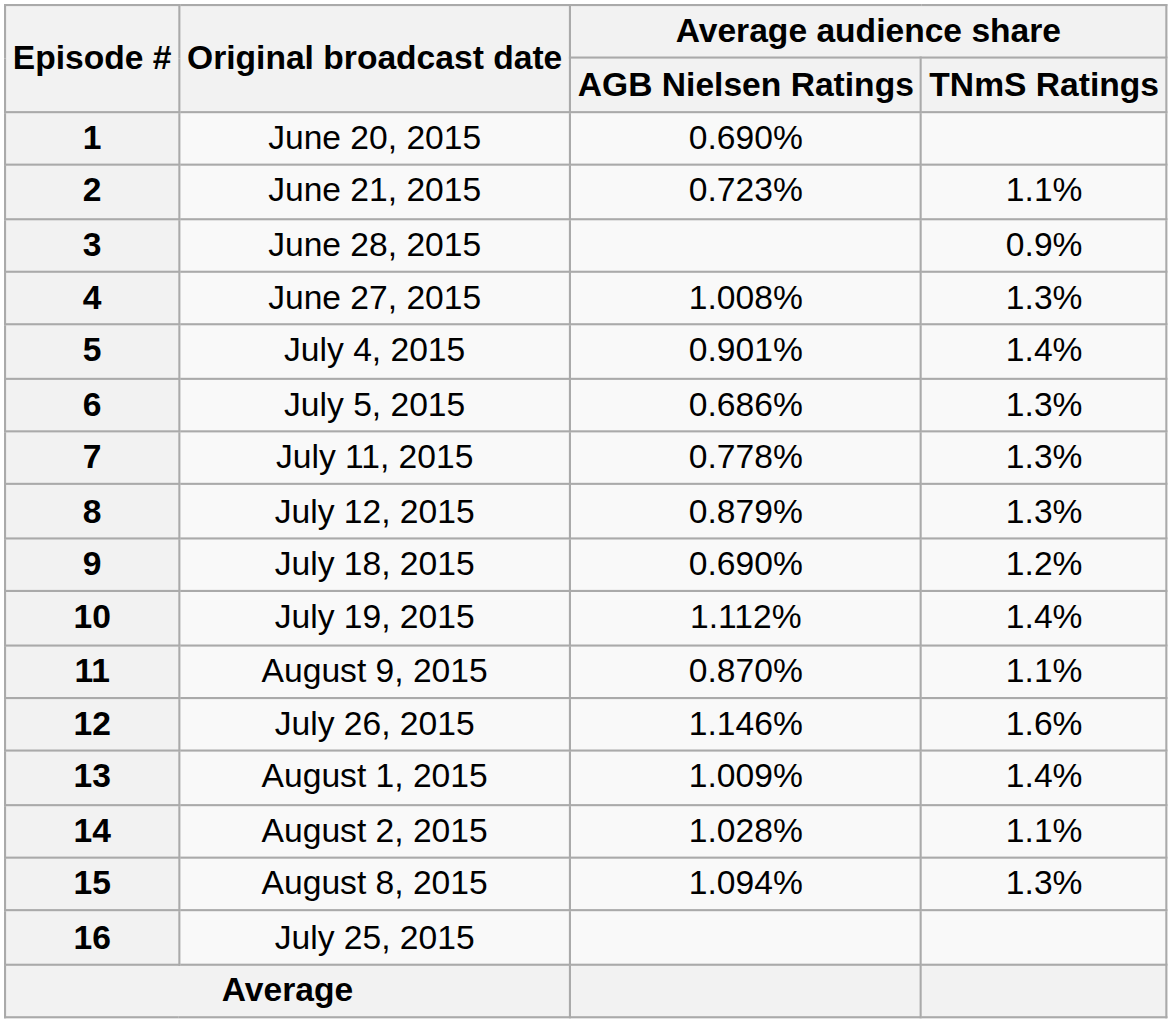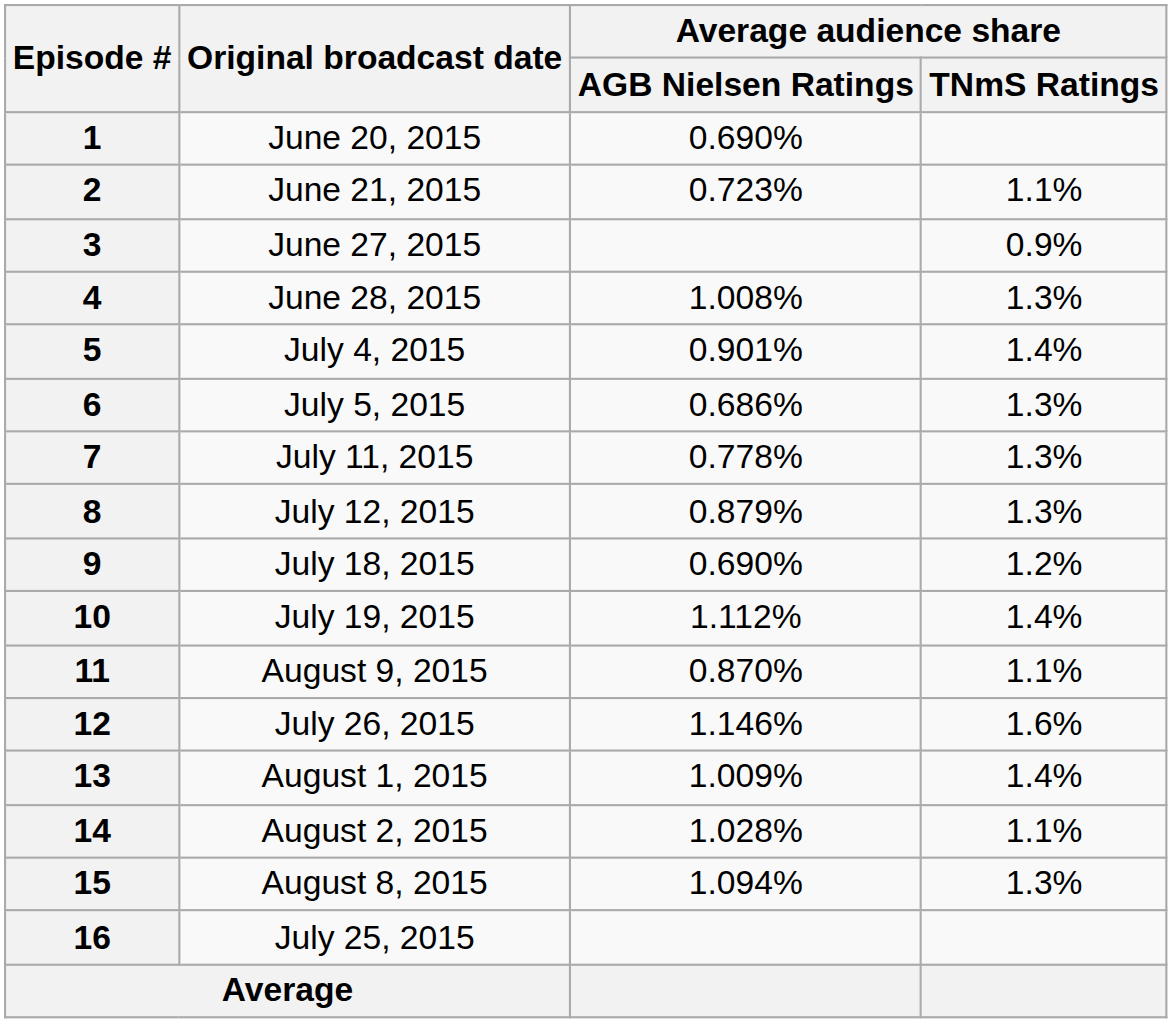(375, 244) June 28, 2015 -> (375, 244) June 27, 2015
(375, 297) June 27, 2015 -> (375, 297) June 28, 2015
